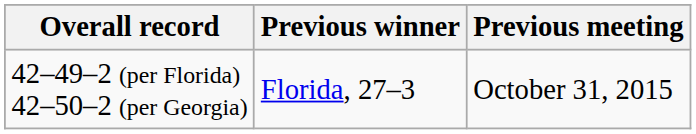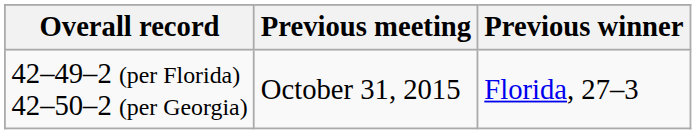columns swapped: (578, 27) <-> (360, 27)
